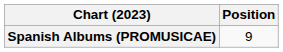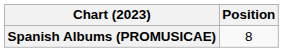(249, 36) 9 -> (249, 36) 8
